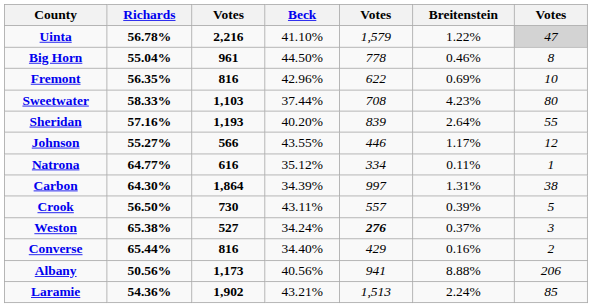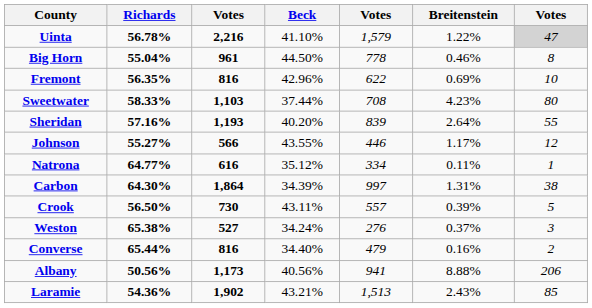(376, 228) bold -> (376, 228) normal
(376, 249) 429 -> (376, 249) 479
(463, 292) 2.24% -> (463, 292) 2.43%
